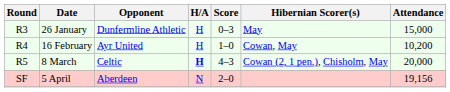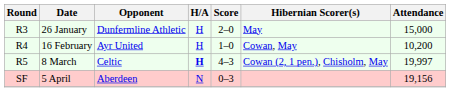(226, 29) 0–3 -> (226, 29) 2–0
(418, 62) 20,000 -> (418, 62) 19,997
(226, 78) 2–0 -> (226, 78) 0–3
